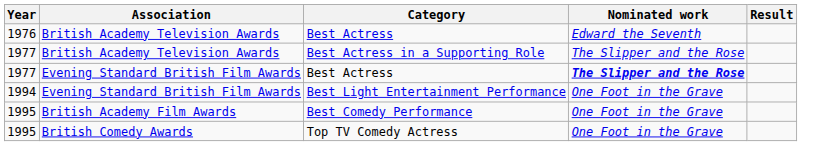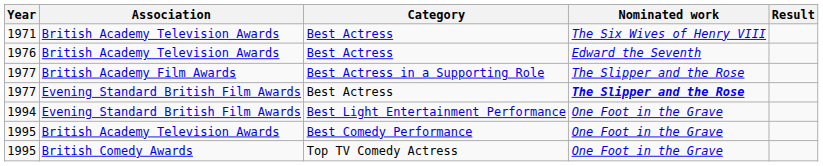+ row: (22, 34)
(161, 53) British Academy Television Awards -> (139, 73) British Academy Film Awards
(139, 112) British Academy Film Awards -> (161, 131) British Academy Television Awards
